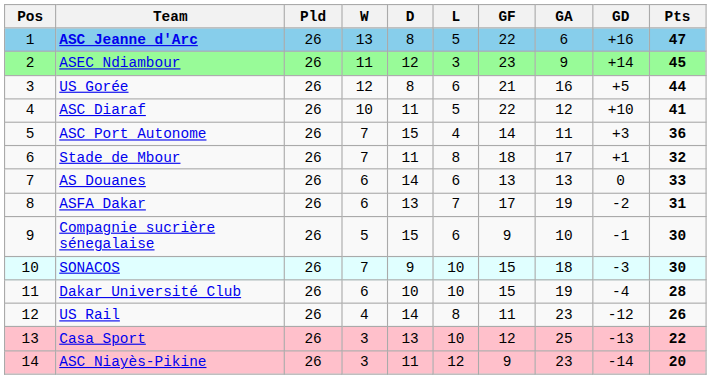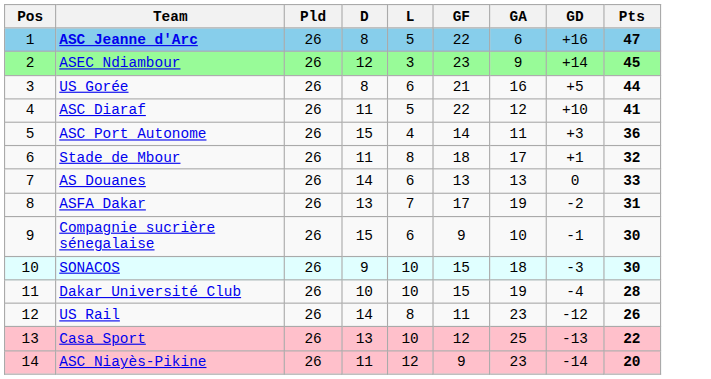- column: (364, 16)
